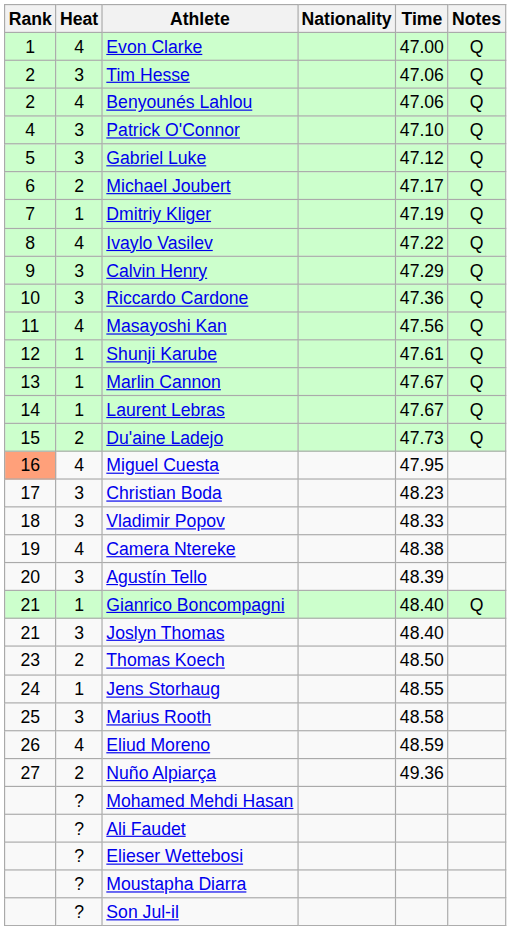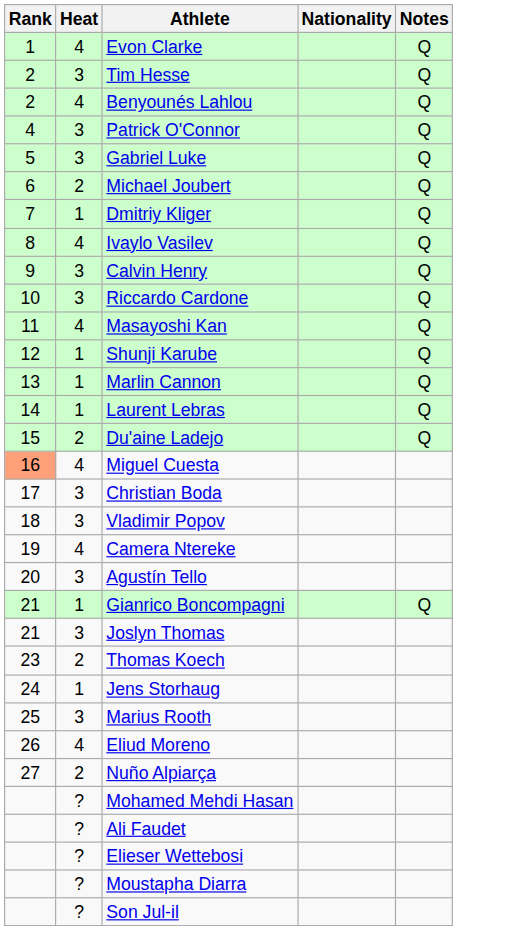- column: (422, 19)
